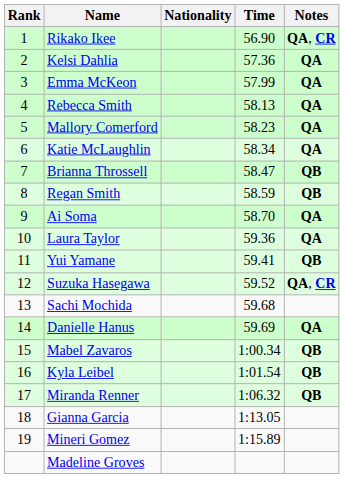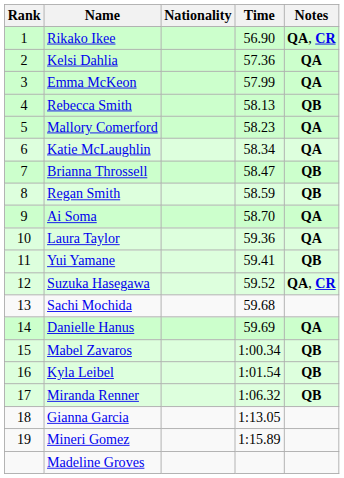(311, 104) QA -> (311, 104) QB
